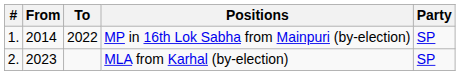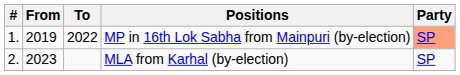(41, 37) 2014 -> (41, 37) 2019
(426, 37) no background -> (426, 37) lightsalmon background
